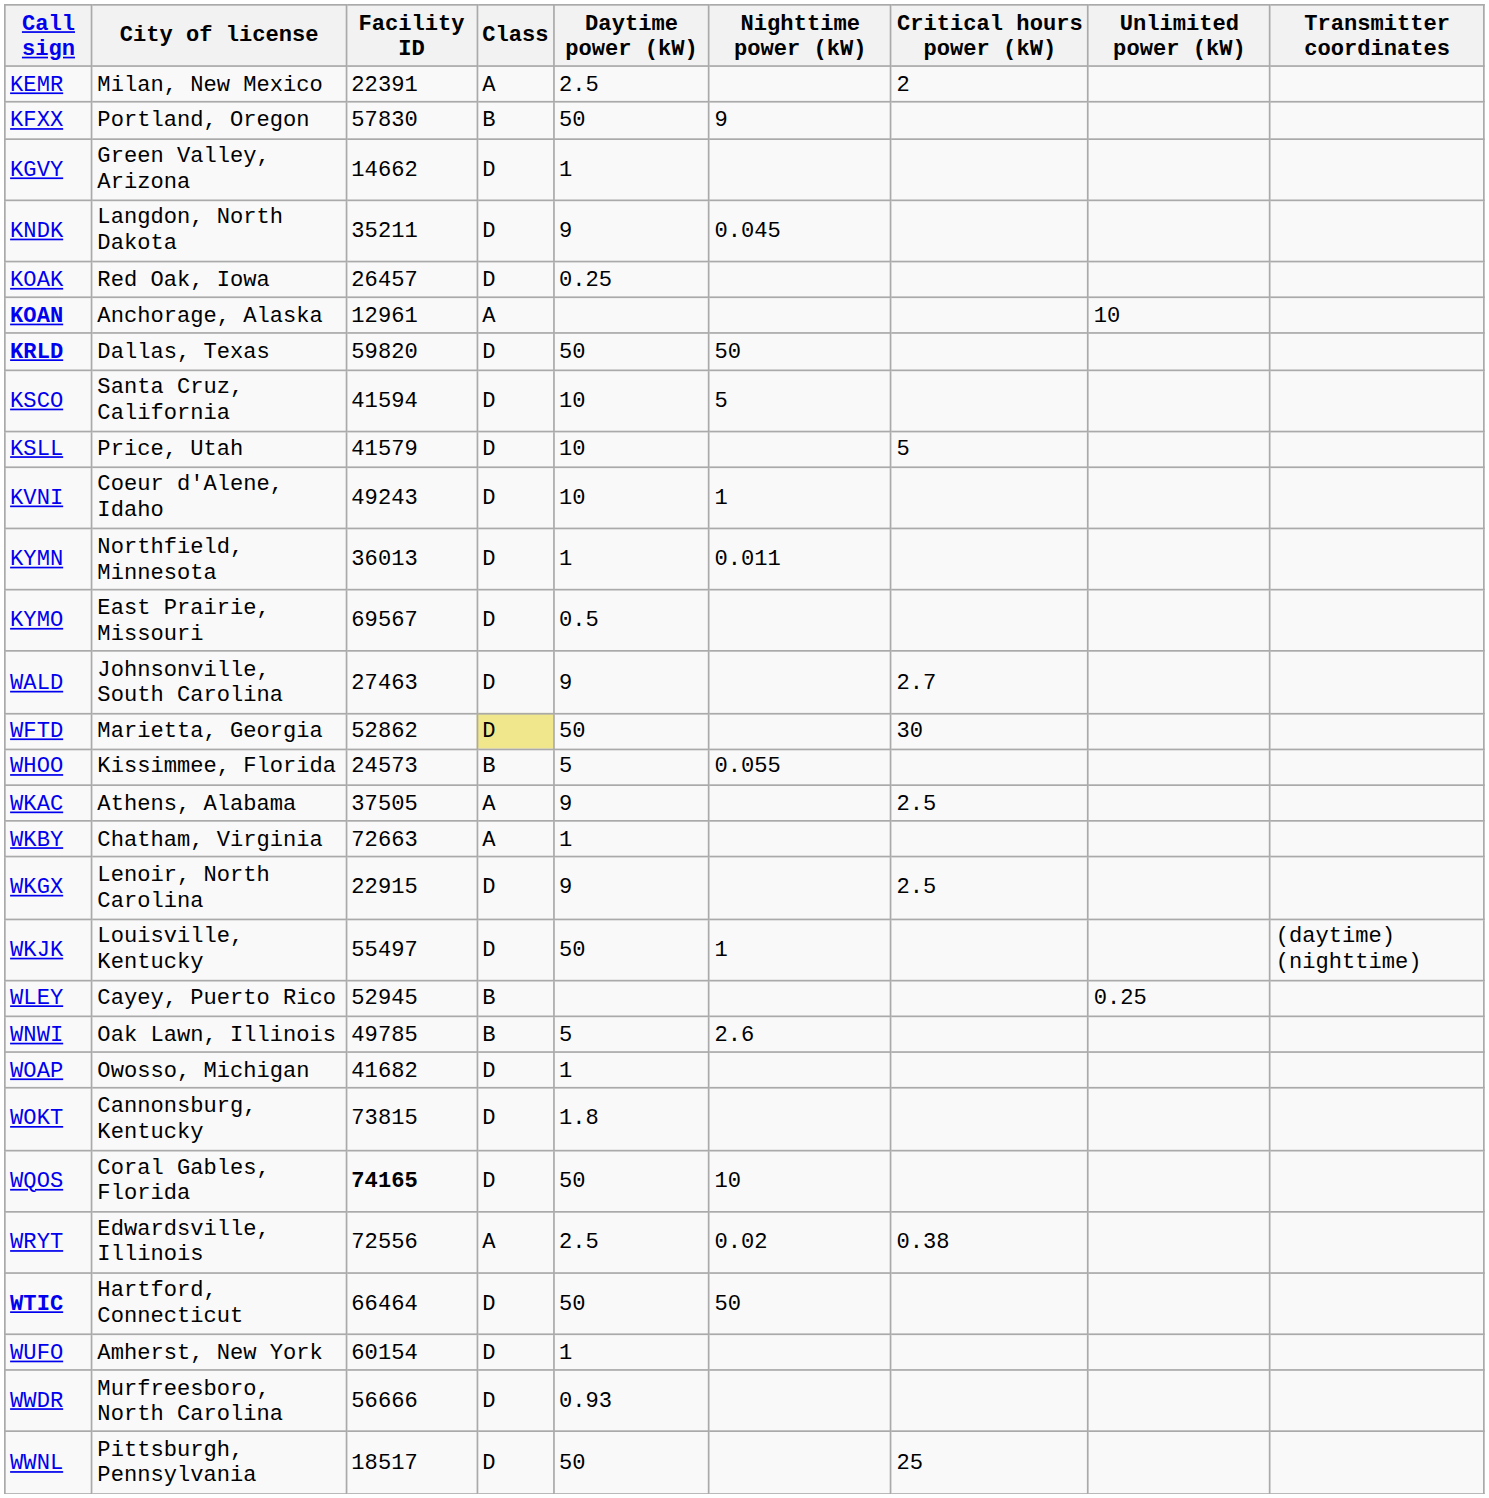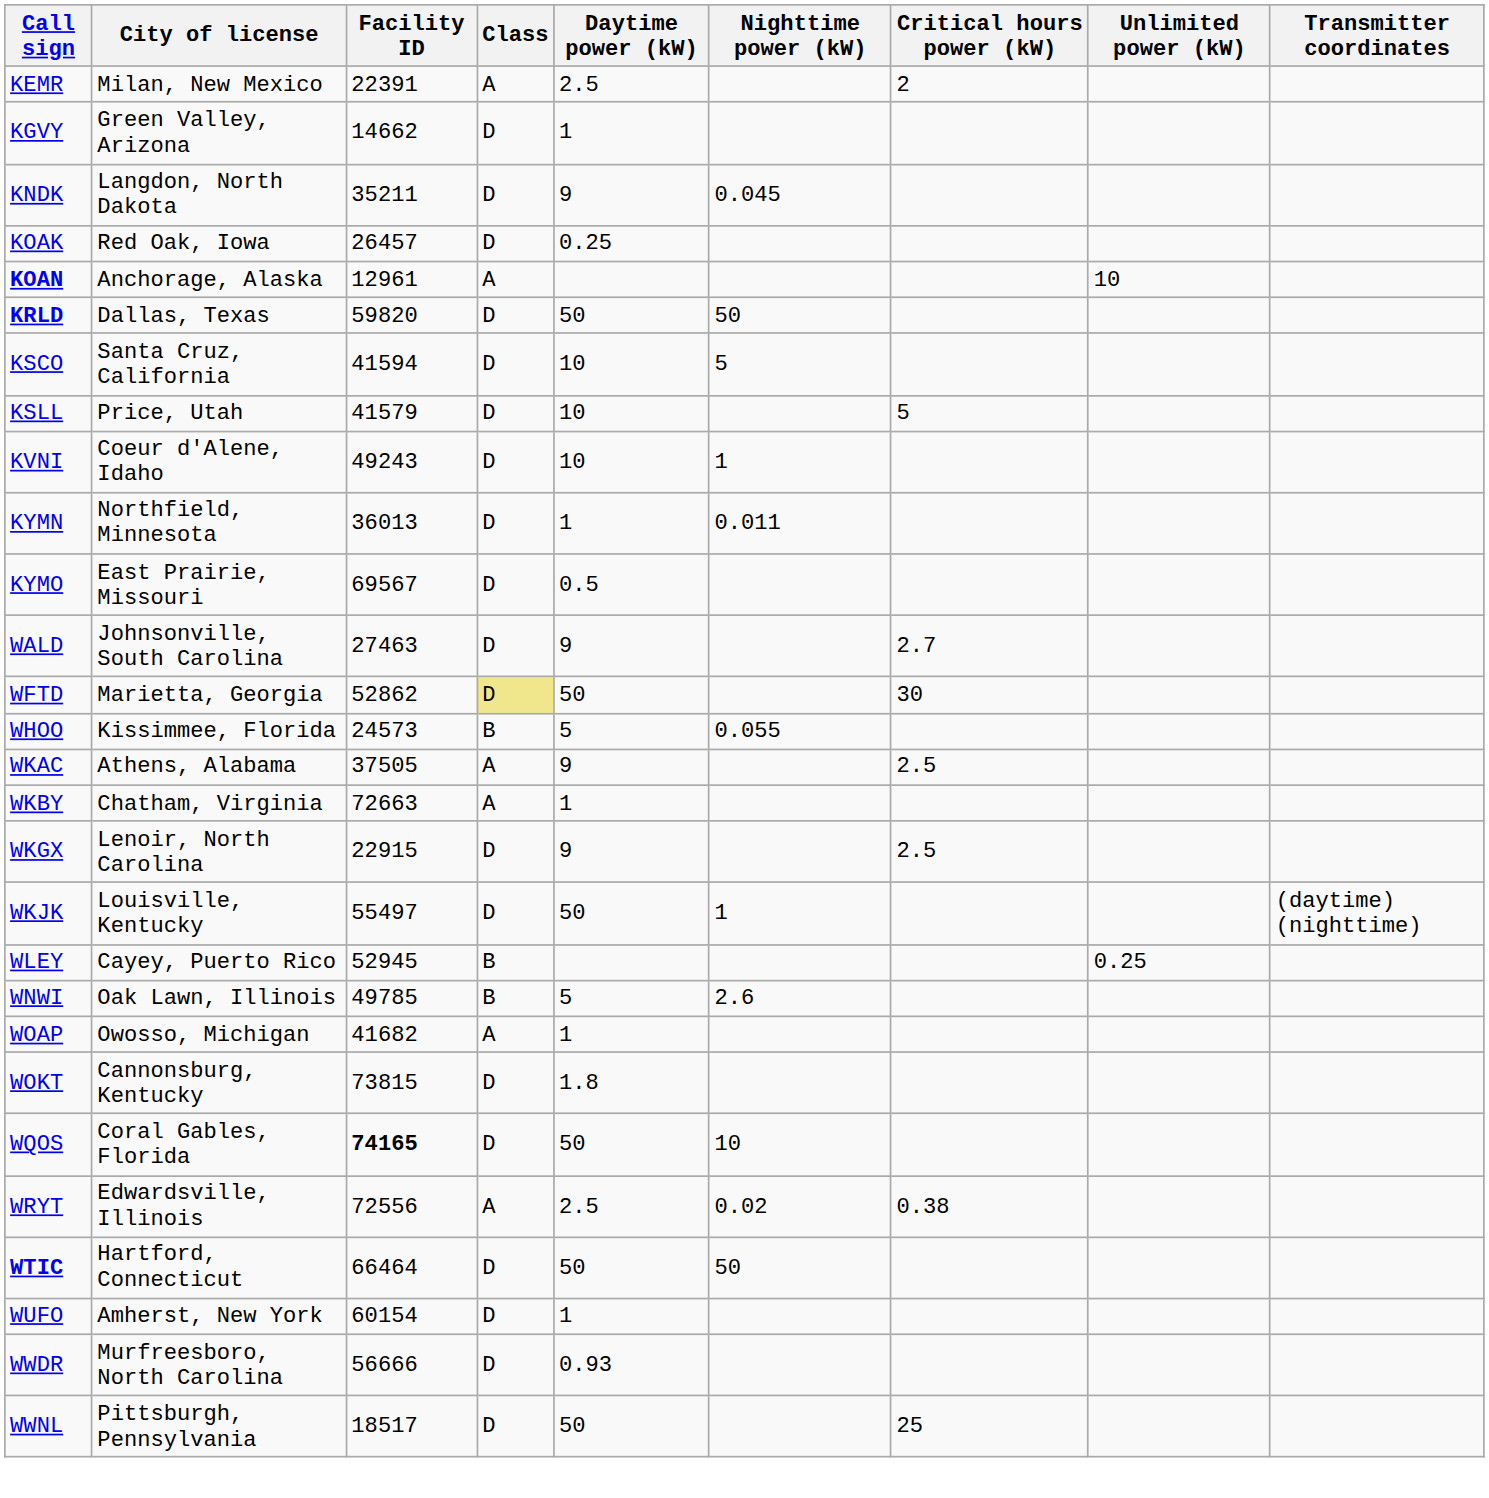- row: (37, 120)
(489, 1070) D -> (489, 1034) A
